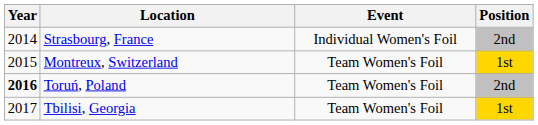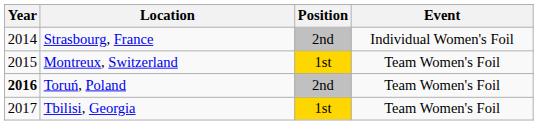columns swapped: (385, 16) <-> (504, 16)
